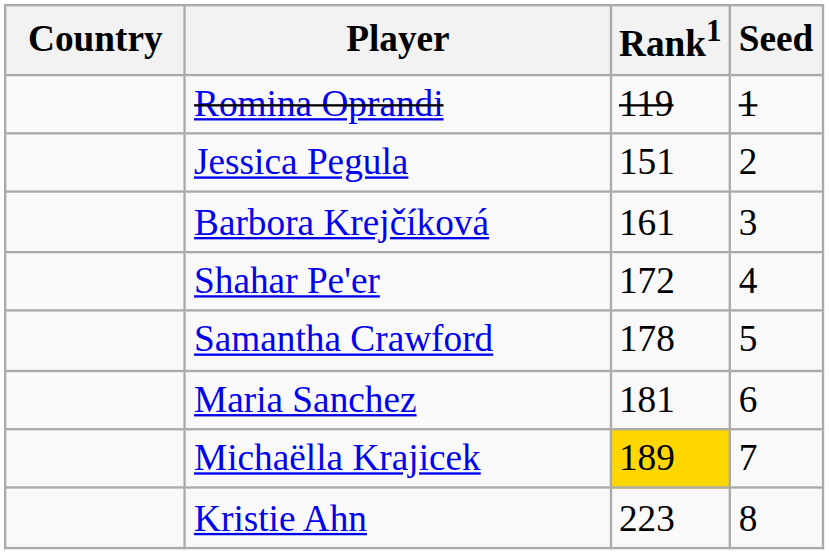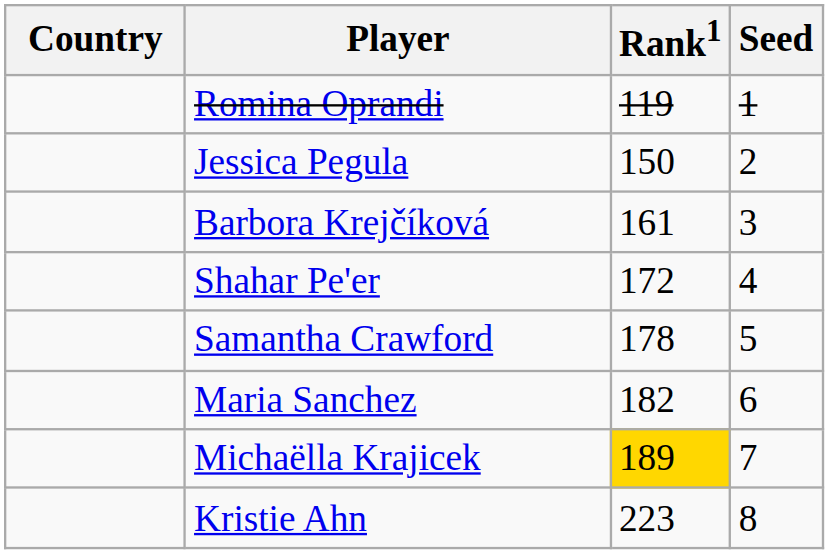(647, 162) 151 -> (647, 162) 150
(647, 398) 181 -> (647, 398) 182
